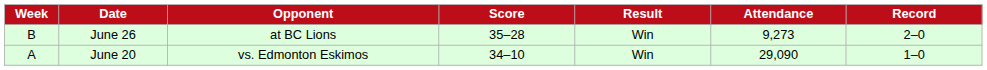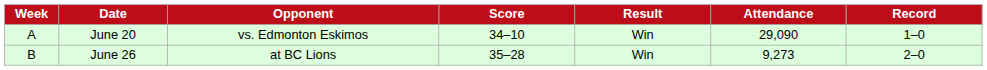rows swapped: (113, 55) <-> (113, 34)
